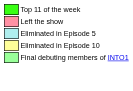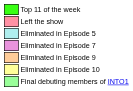+ row: (58, 46)
+ row: (58, 58)
